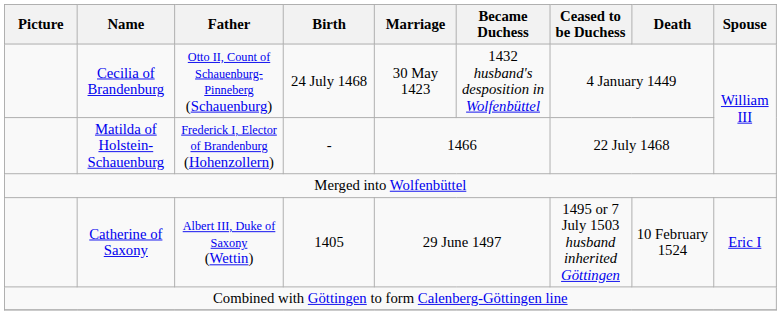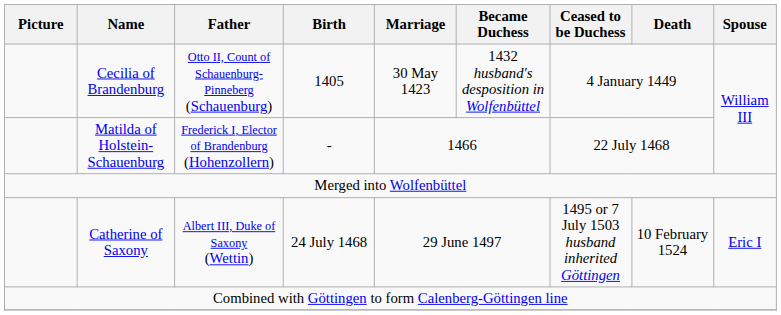(329, 80) 24 July 1468 -> (329, 80) 1405
(329, 242) 1405 -> (329, 242) 24 July 1468
